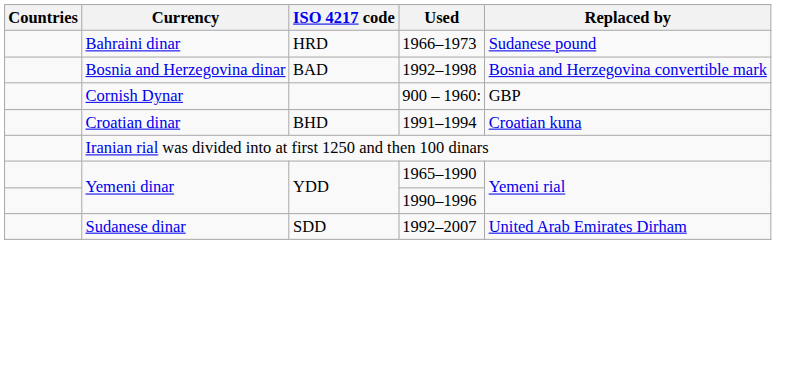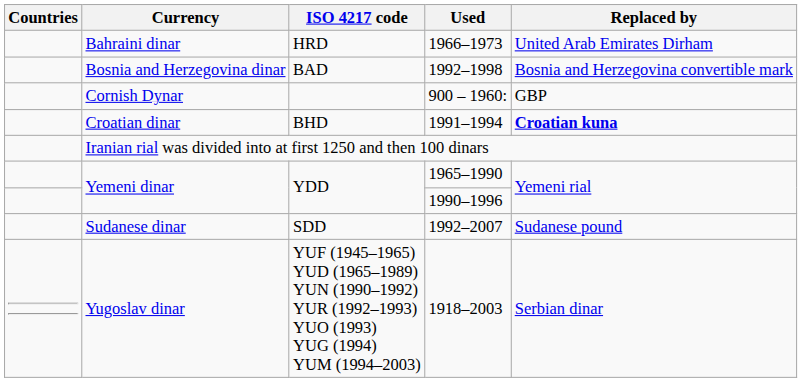(542, 43) Sudanese pound -> (614, 43) United Arab Emirates Dirham
(535, 122) normal -> (566, 122) bold
(588, 226) United Arab Emirates Dirham -> (569, 226) Sudanese pound
+ row: (465, 308)
